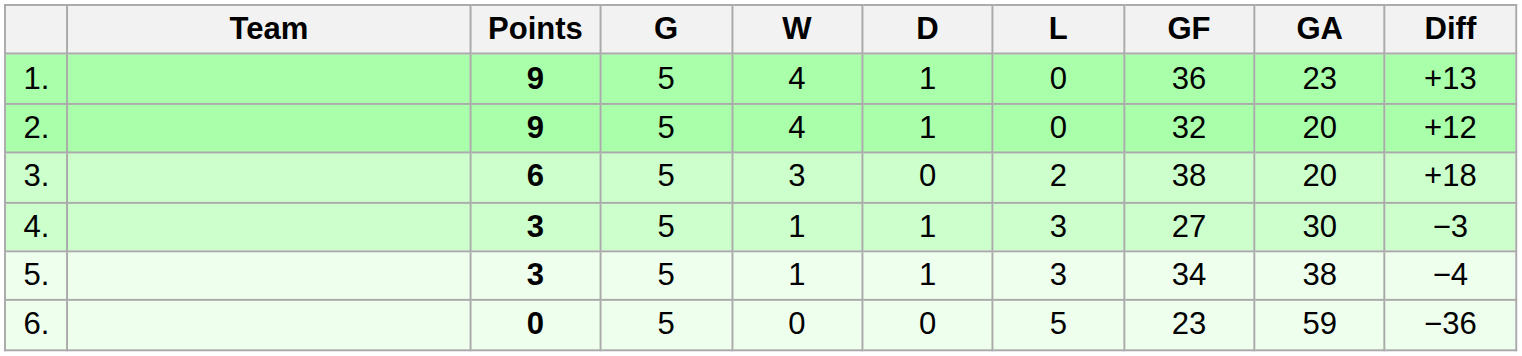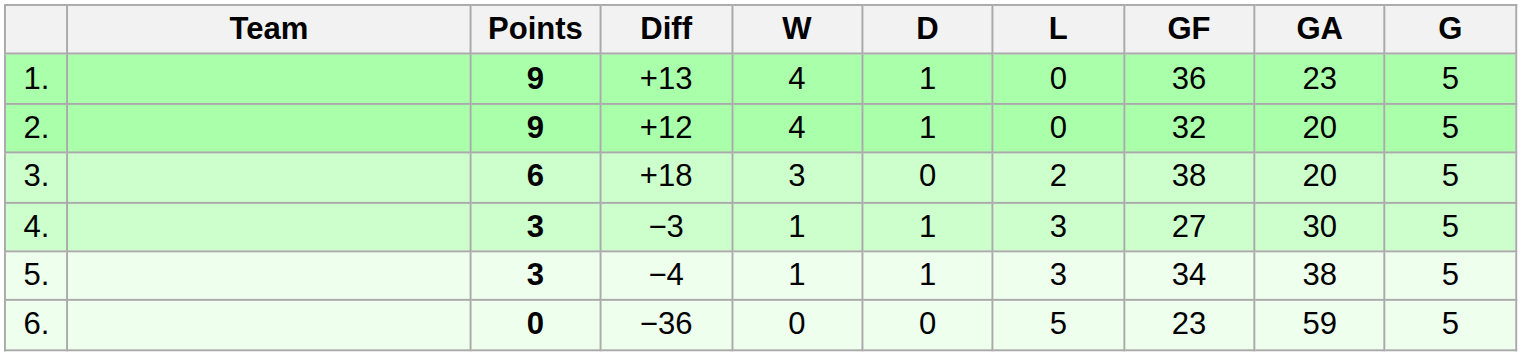columns swapped: (666, 29) <-> (1450, 29)
